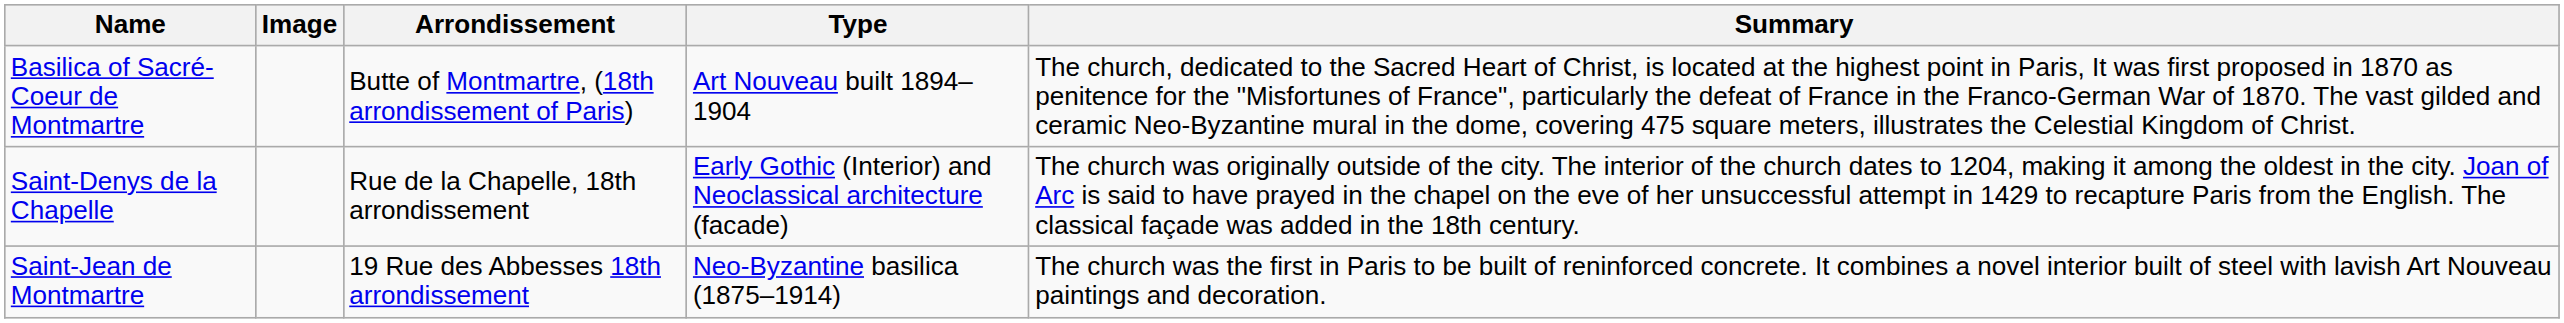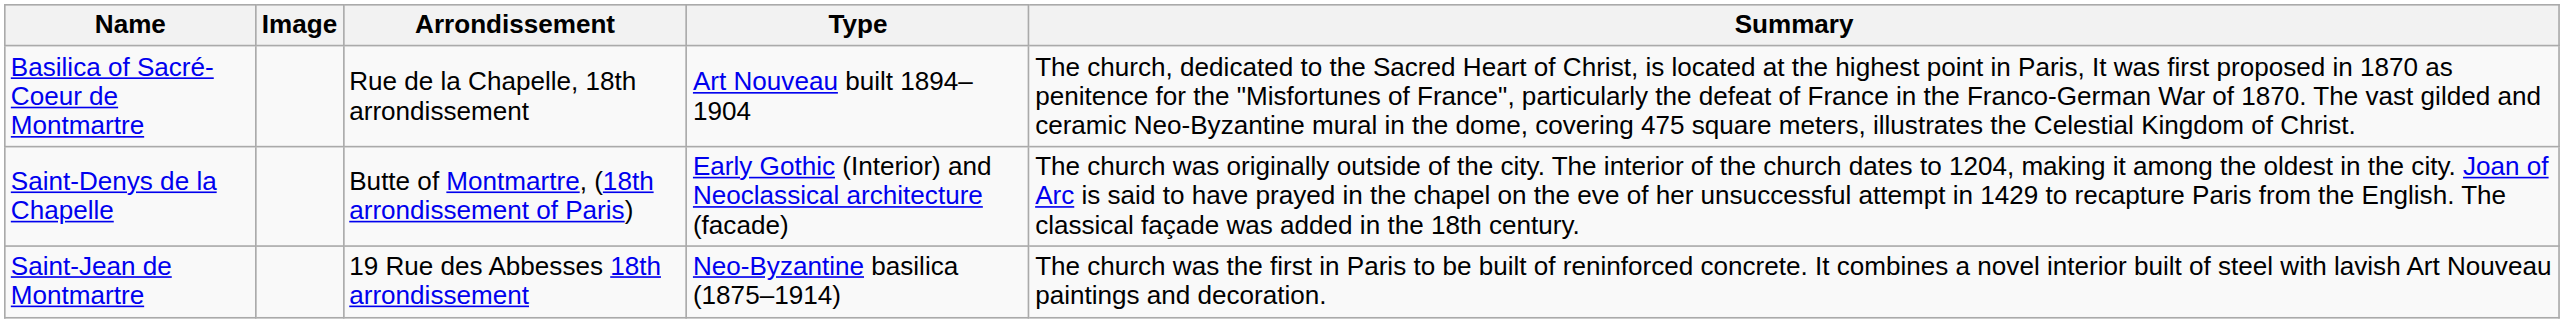(501, 95) Butte of Montmartre, (18th arrondissement of Paris) -> (493, 95) Rue de la Chapelle, 18th arrondissement
(493, 195) Rue de la Chapelle, 18th arrondissement -> (501, 195) Butte of Montmartre, (18th arrondissement of Paris)
